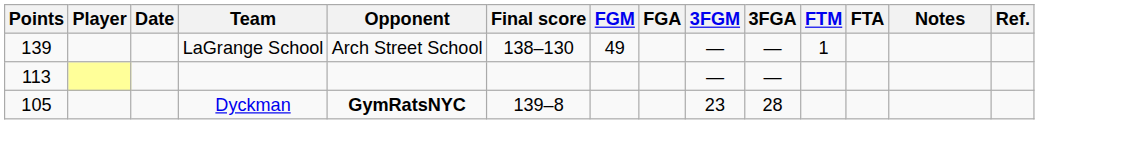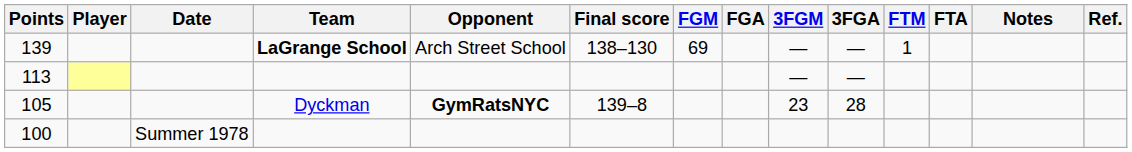(253, 48) normal -> (332, 48) bold
(615, 48) 49 -> (698, 48) 69
+ row: (36, 134)
